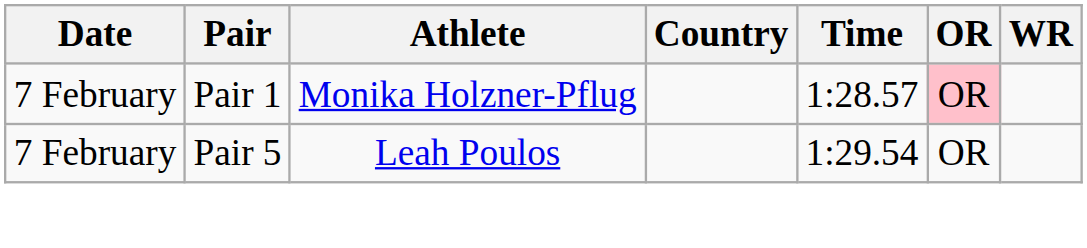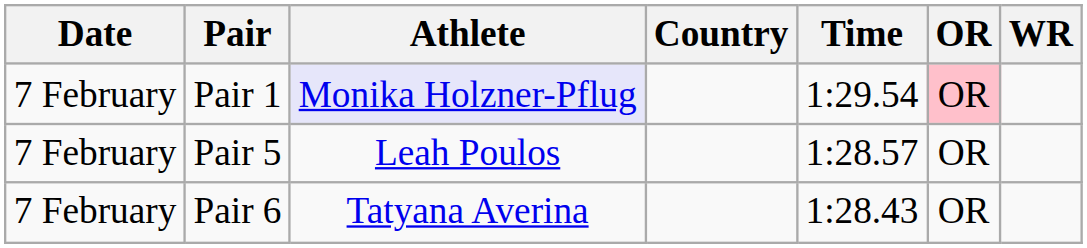(468, 93) no background -> (468, 93) lavender background
(862, 93) 1:28.57 -> (862, 93) 1:29.54
(862, 152) 1:29.54 -> (862, 152) 1:28.57
+ row: (238, 211)
